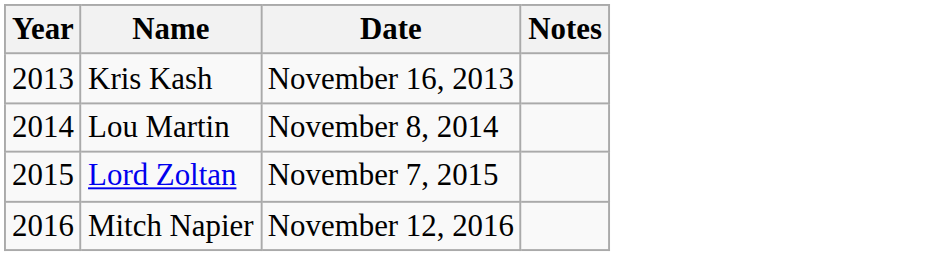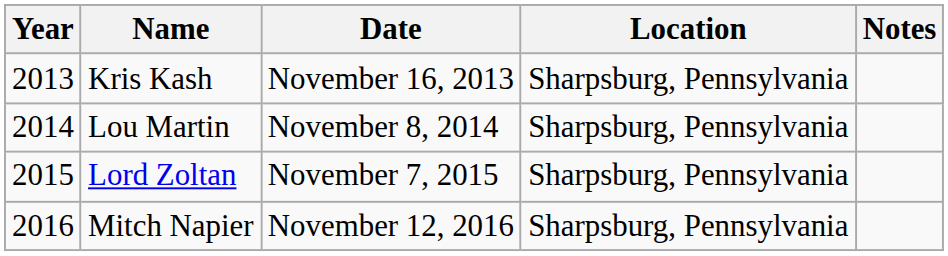+ column: (688, 28)
